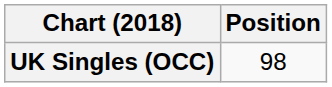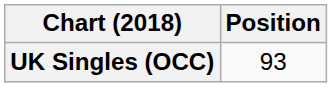(273, 61) 98 -> (273, 61) 93
